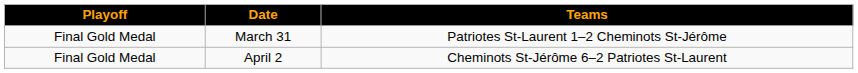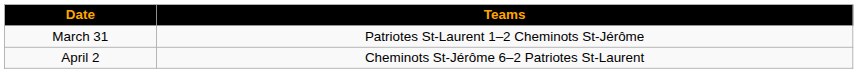- column: (105, 15)
